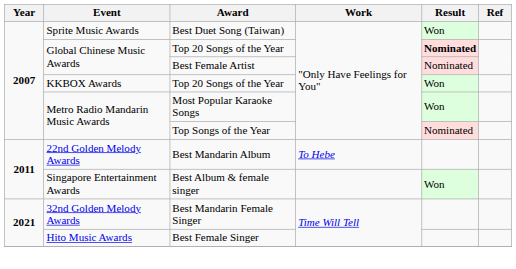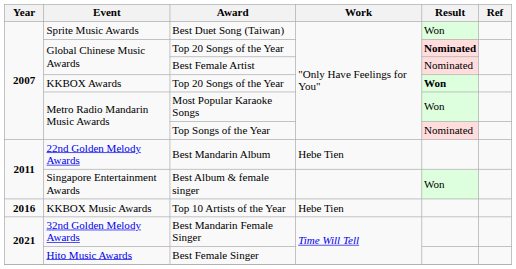(450, 83) normal -> (450, 83) bold
(317, 154) To Hebe -> (321, 154) Hebe Tien
+ row: (99, 208)
